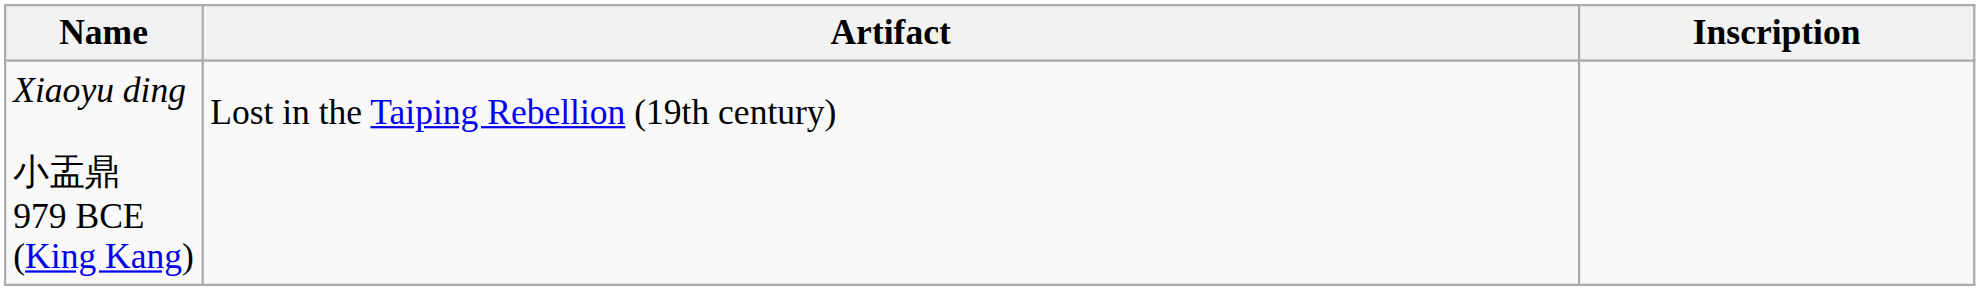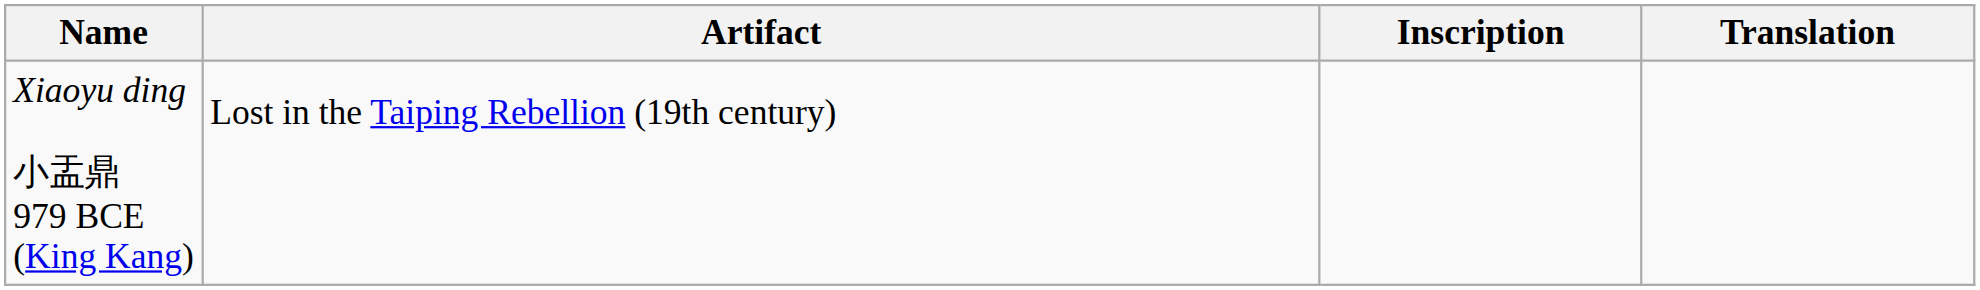+ column: (1807, 32)
